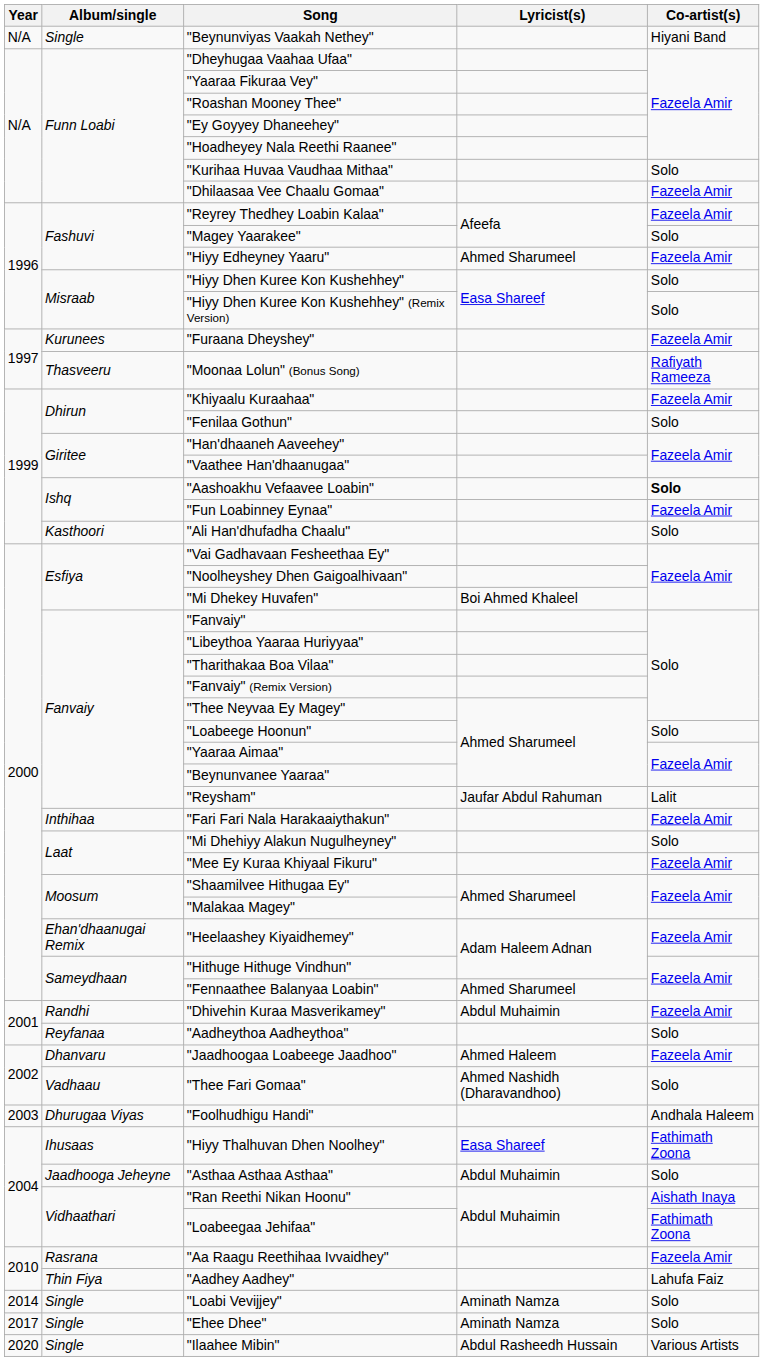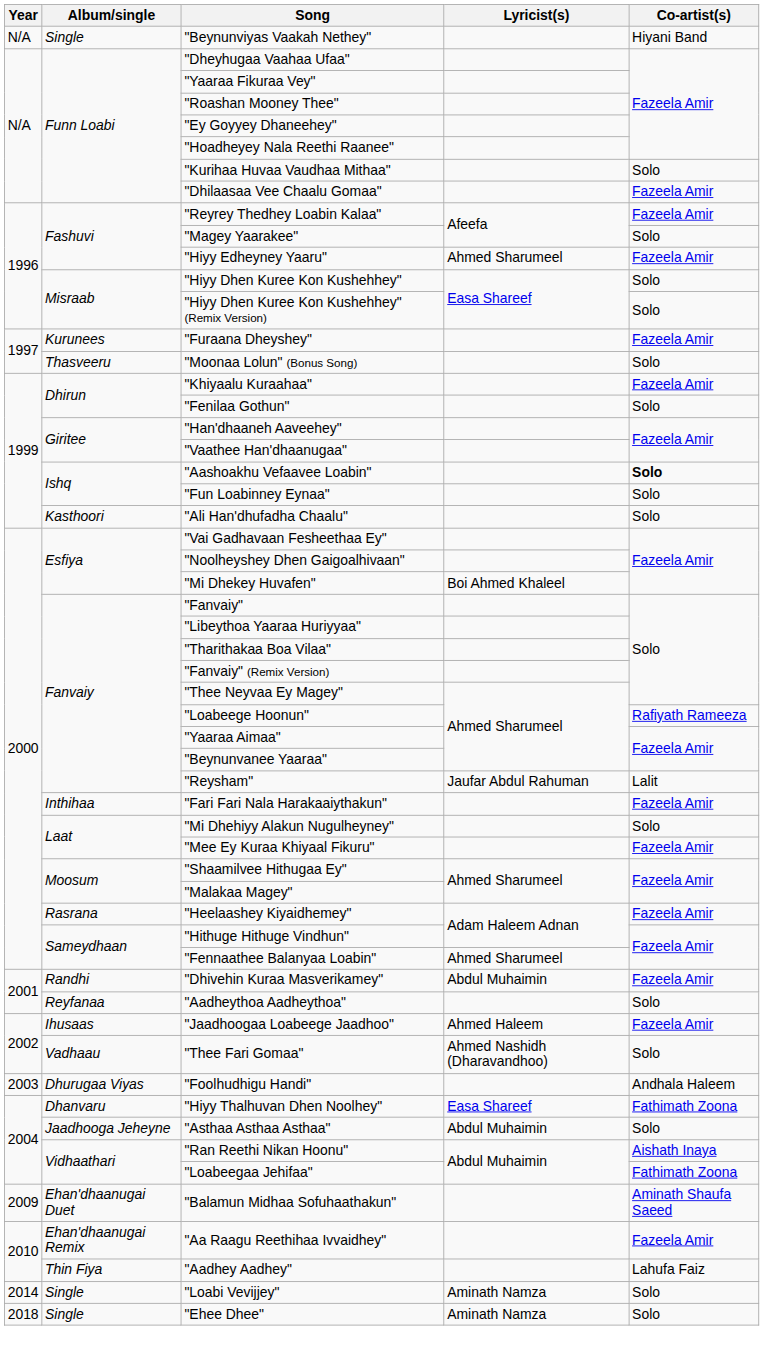(681, 370) Rafiyath Rameeza -> (646, 362) Solo
(691, 510) Fazeela Amir -> (646, 494) Solo
(665, 731) Solo -> (689, 715) Rafiyath Rameeza
(95, 937) Ehan'dhaanugai Remix -> (71, 914) Rasrana
(75, 1055) Dhanvaru -> (69, 1024) Ihusaas
(69, 1145) Ihusaas -> (75, 1106) Dhanvaru
+ row: (290, 1202)
(71, 1257) Rasrana -> (95, 1240) Ehan'dhaanugai Remix
(23, 1323) 2017 -> (23, 1314) 2018
- row: (233, 1345)
